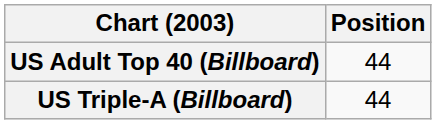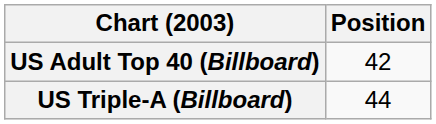(378, 61) 44 -> (378, 61) 42
